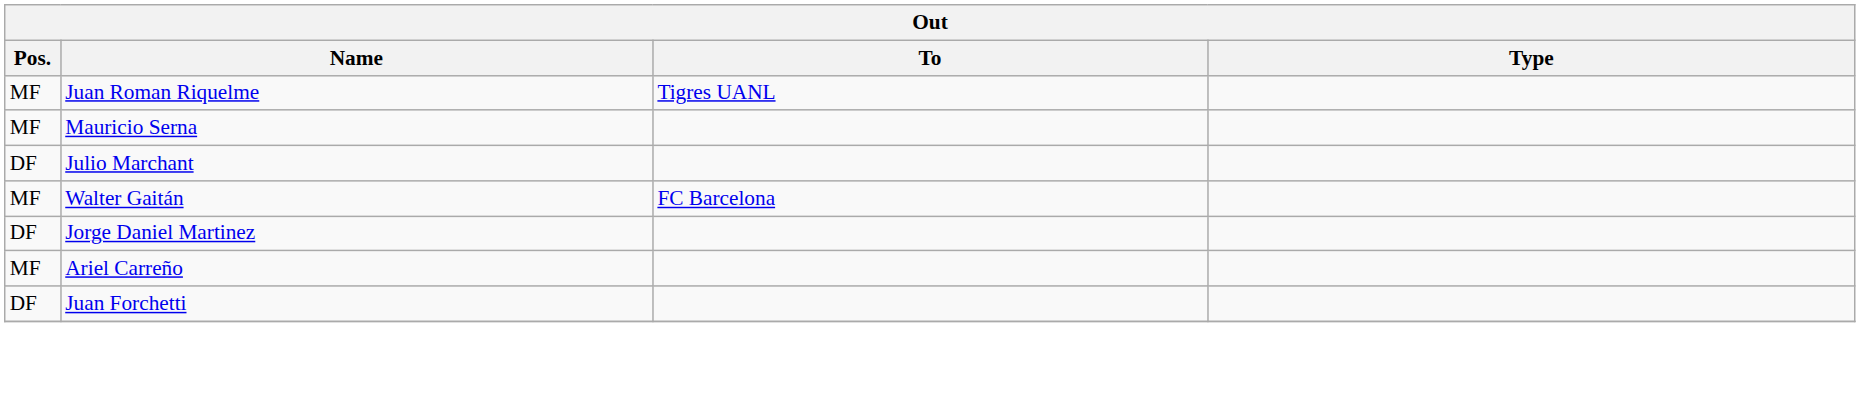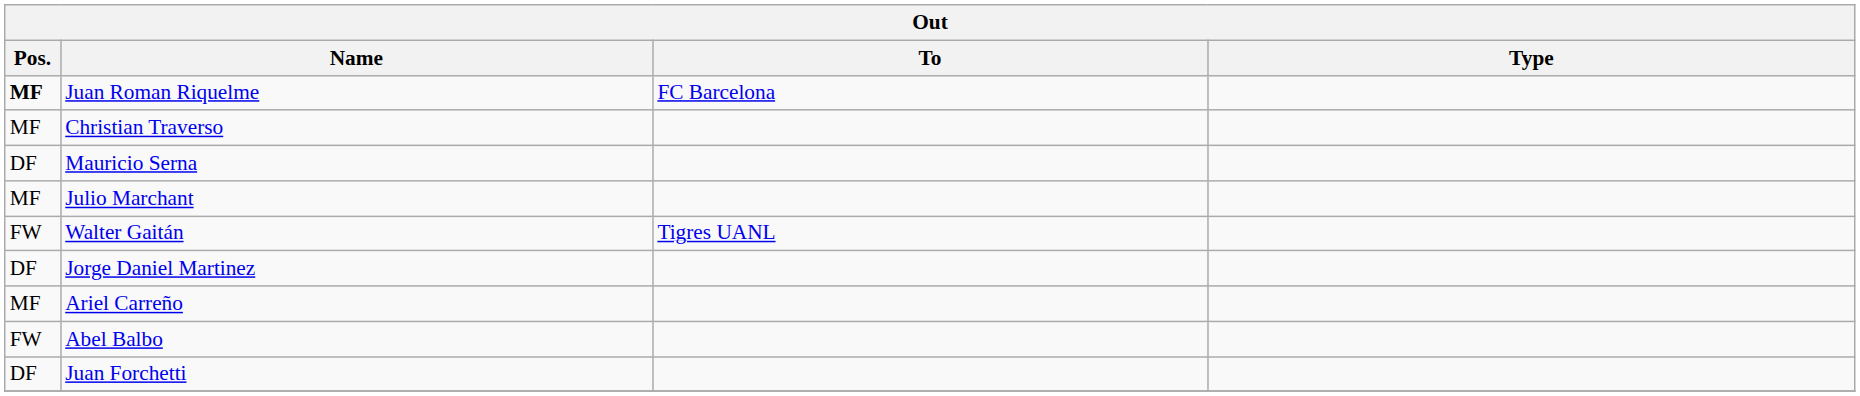(25, 92) normal -> (26, 92) bold
(716, 92) Tigres UANL -> (716, 92) FC Barcelona
+ row: (144, 127)
(25, 127) MF -> (23, 163) DF
(23, 163) DF -> (25, 198) MF
(25, 198) MF -> (26, 233) FW
(716, 198) FC Barcelona -> (716, 233) Tigres UANL
+ row: (114, 338)
